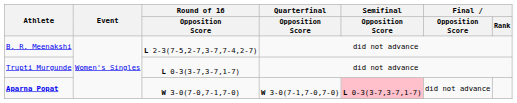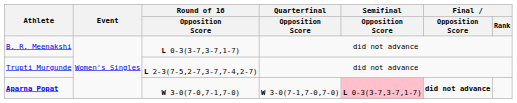(201, 50) L 2-3(7-5,2-7,3-7,7-4,2-7) -> (201, 50) L 0-3(3-7,3-7,1-7)
(201, 71) L 0-3(3-7,3-7,1-7) -> (201, 71) L 2-3(7-5,2-7,3-7,7-4,2-7)
(458, 88) normal -> (458, 88) bold
